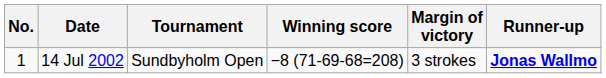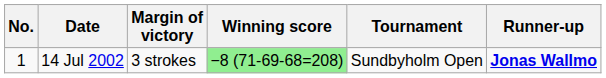columns swapped: (197, 26) <-> (447, 26)
(337, 60) no background -> (277, 60) lightgreen background
